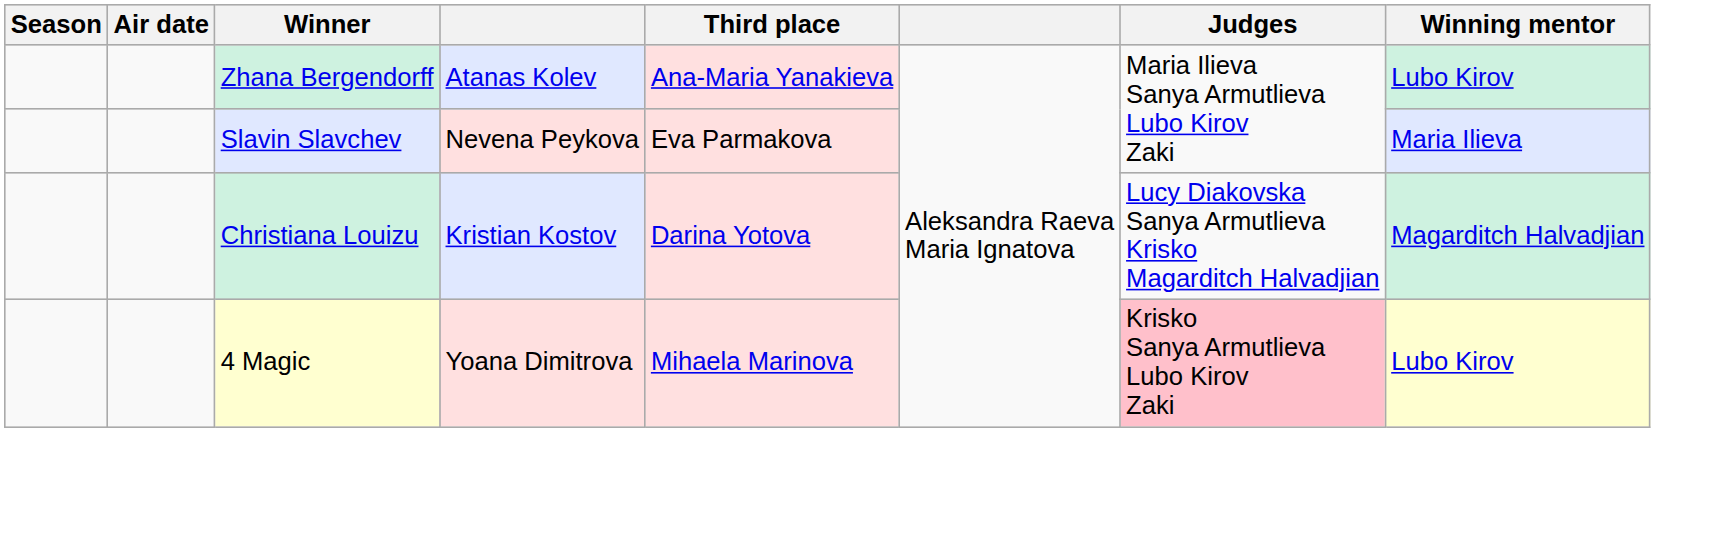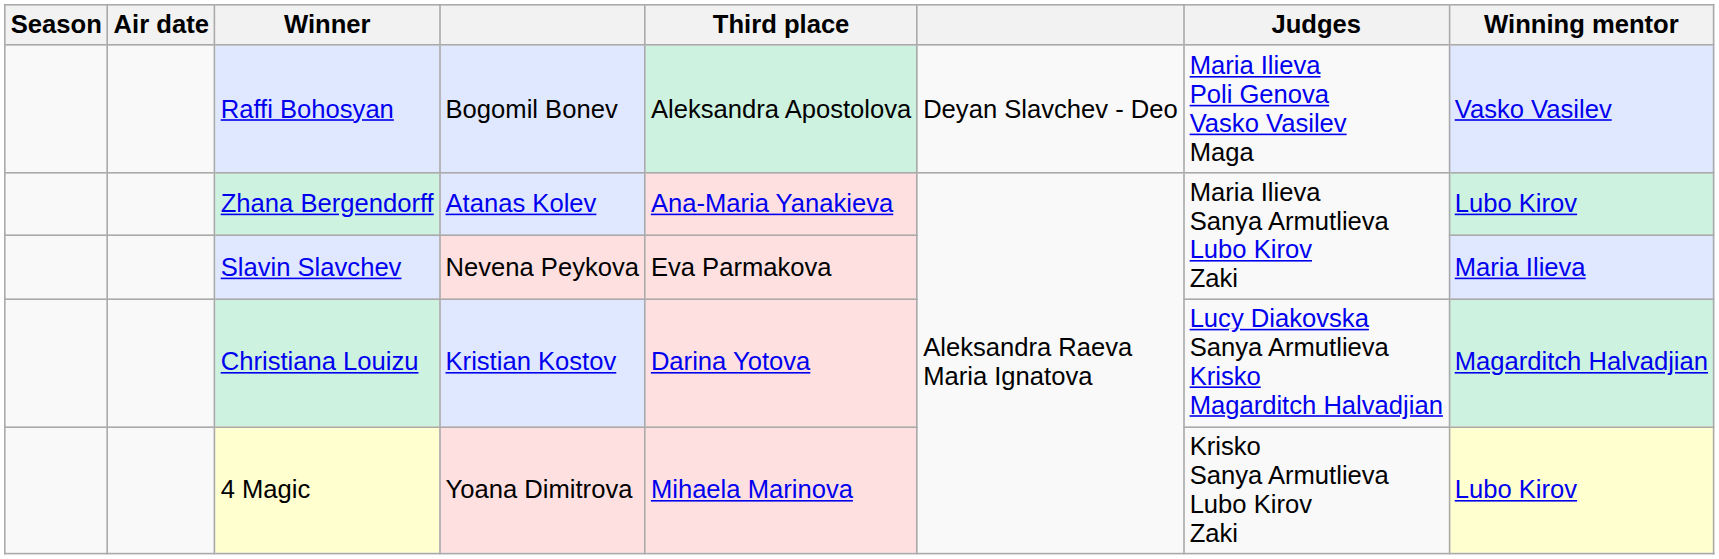+ row: (307, 108)
(1226, 362) pink background -> (1289, 489) no background
